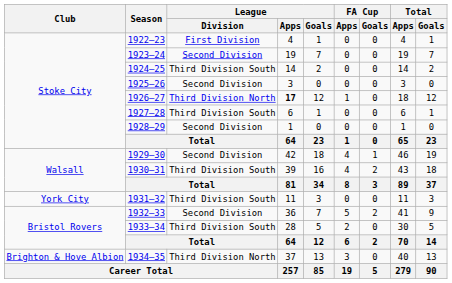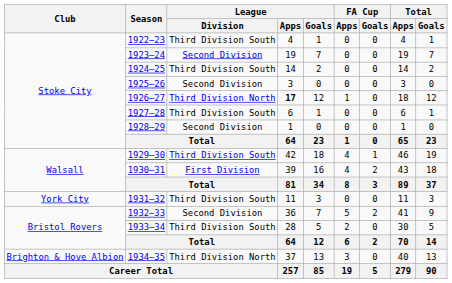(222, 40) First Division -> (222, 40) Third Division South
(222, 156) Second Division -> (222, 156) Third Division South
(222, 170) Third Division South -> (222, 170) First Division
